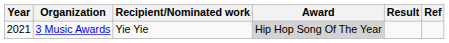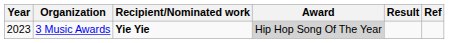(19, 30) 2021 -> (19, 30) 2023
(132, 30) normal -> (132, 30) bold
